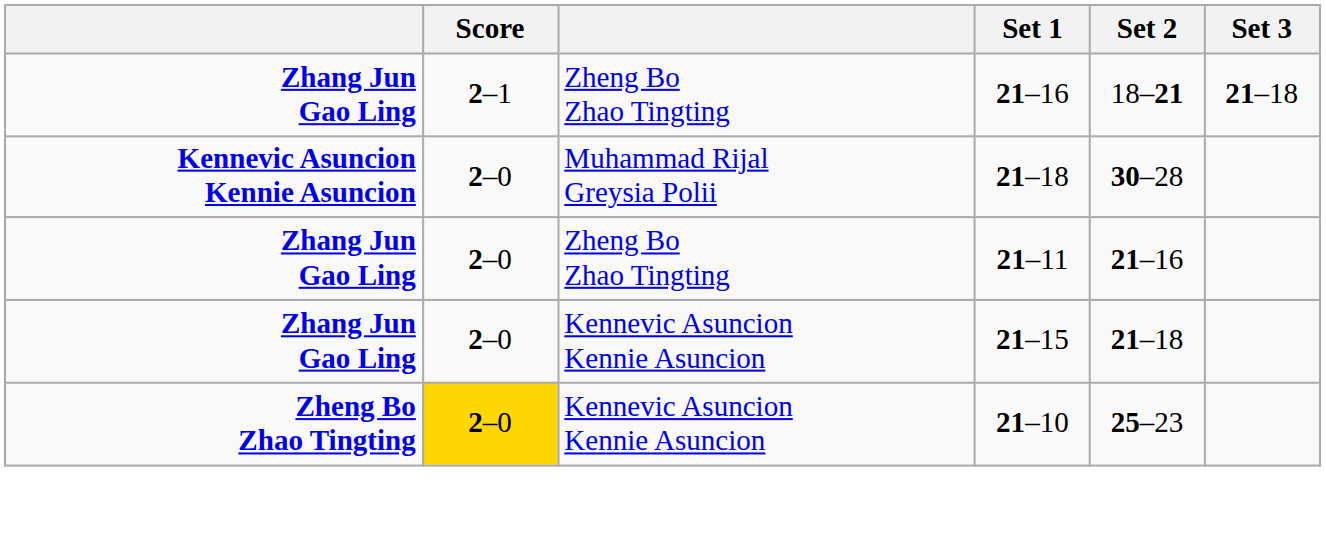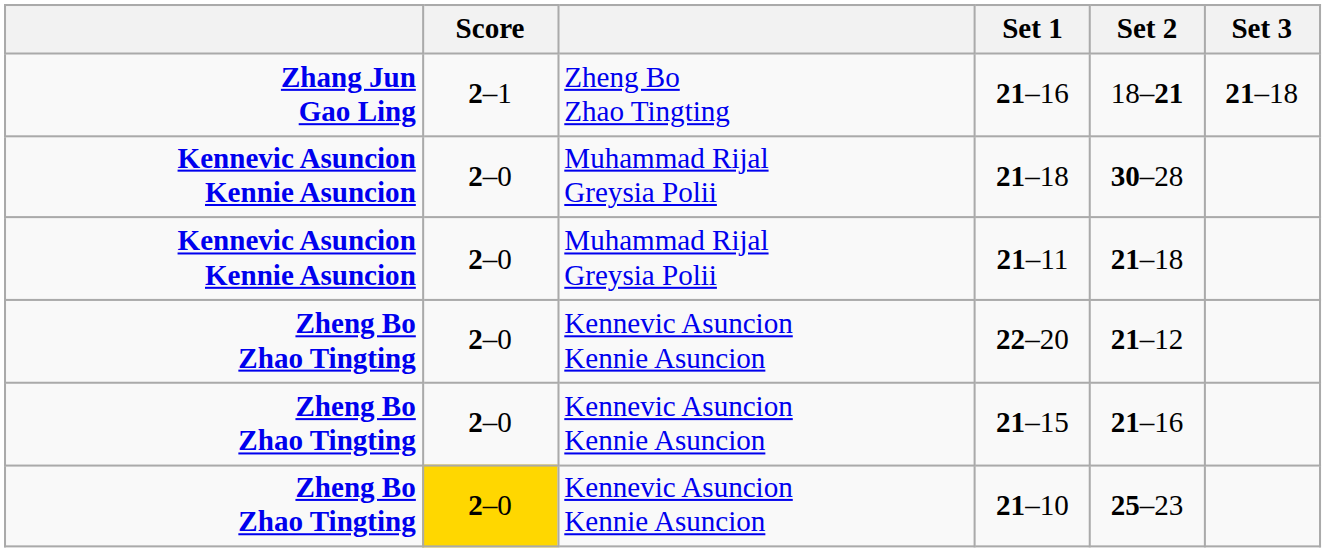(348, 258) Zhang Jun Gao Ling -> (297, 258) Kennevic Asuncion Kennie Asuncion
(647, 258) Zheng Bo Zhao Tingting -> (666, 258) Muhammad Rijal Greysia Polii
(1147, 258) 21–16 -> (1147, 258) 21–18
+ row: (1032, 340)
(348, 340) Zhang Jun Gao Ling -> (327, 423) Zheng Bo Zhao Tingting
(1147, 340) 21–18 -> (1147, 423) 21–16
